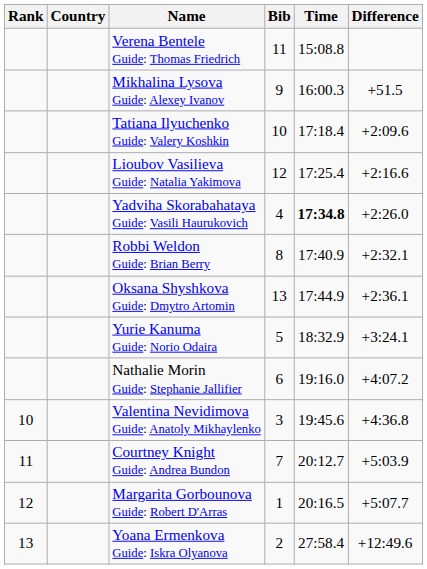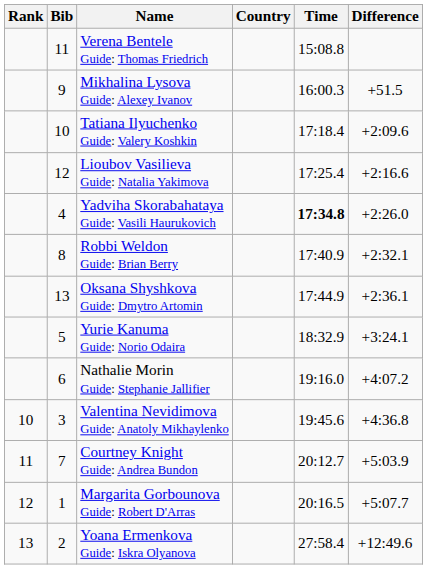columns swapped: (279, 16) <-> (78, 16)
